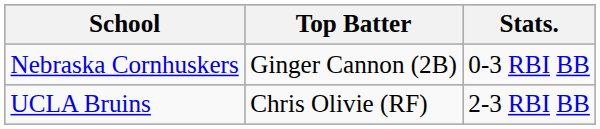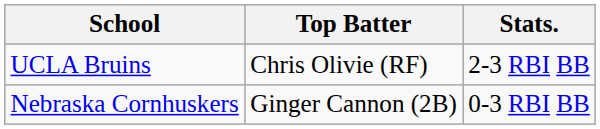rows swapped: (81, 104) <-> (125, 64)
